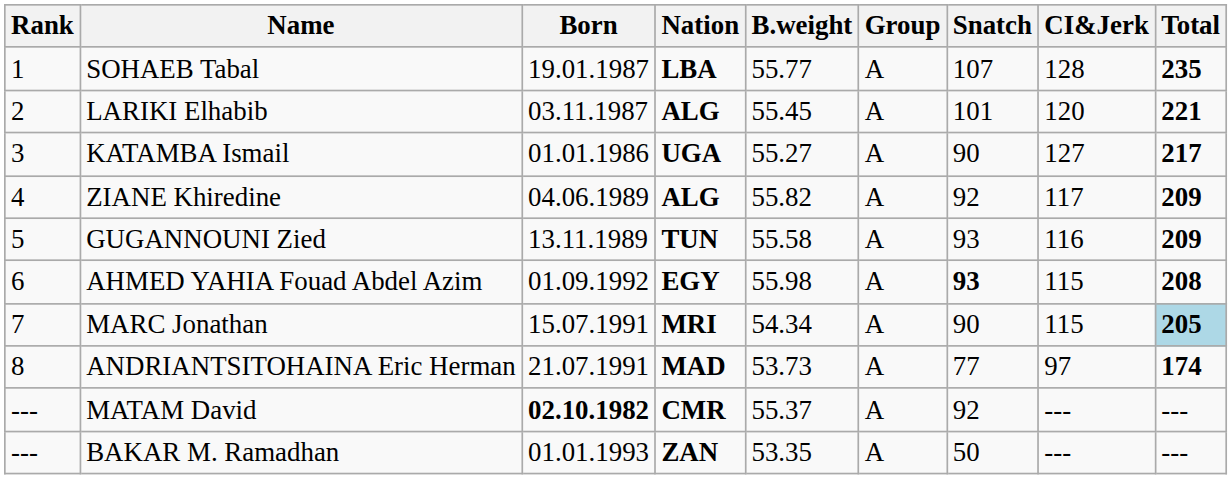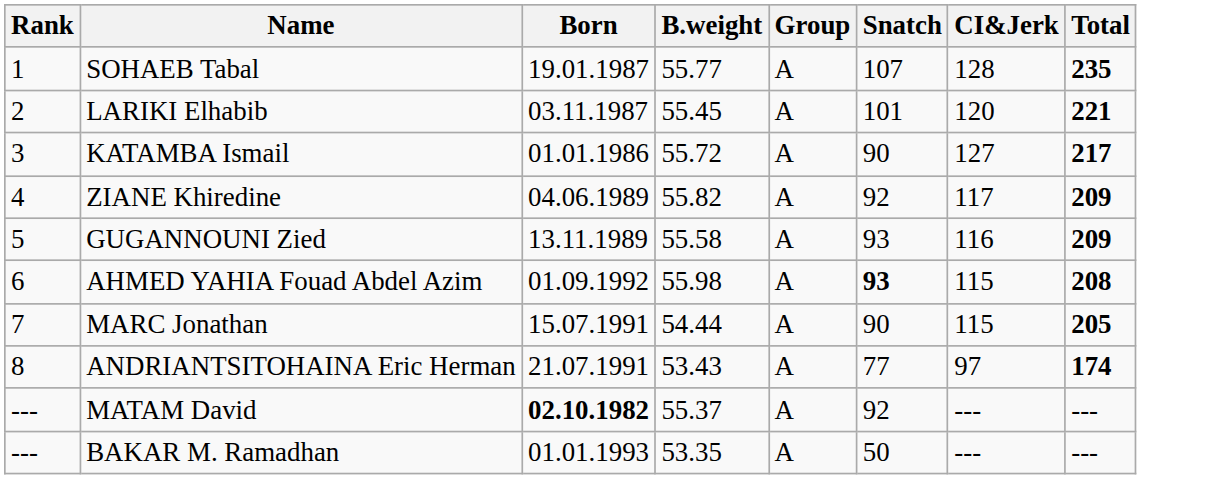- column: (700, 25)
(782, 153) 55.27 -> (692, 153) 55.72
(782, 324) 54.34 -> (692, 324) 54.44
(1181, 324) lightblue background -> (1091, 324) no background
(782, 366) 53.73 -> (692, 366) 53.43
